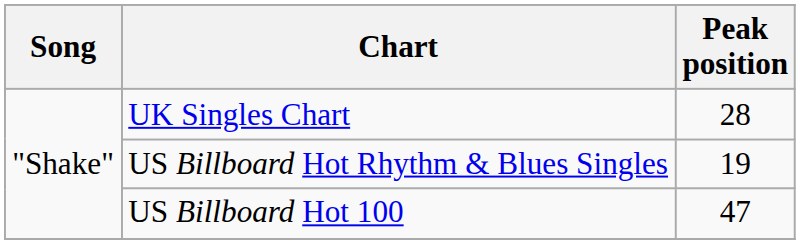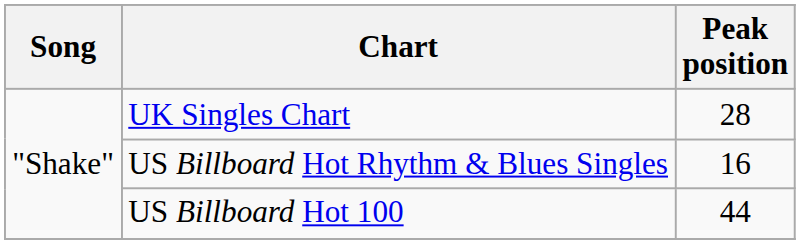(735, 163) 19 -> (735, 163) 16
(735, 212) 47 -> (735, 212) 44
